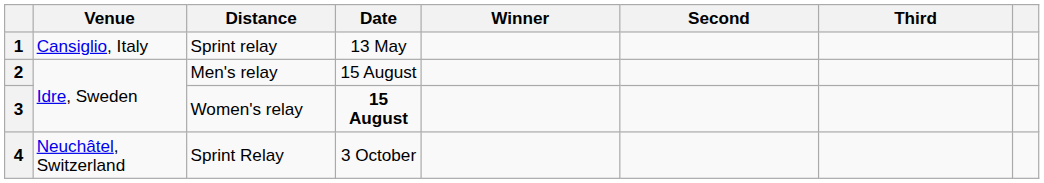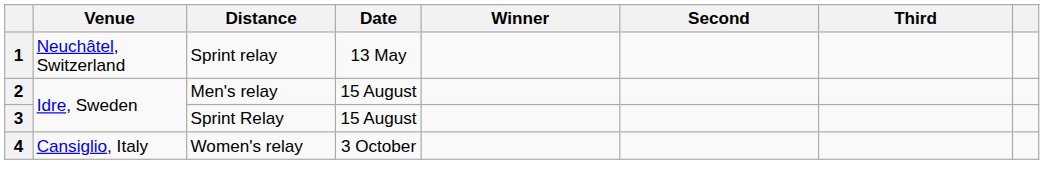(92, 46) Cansiglio, Italy -> (81, 55) Neuchâtel, Switzerland
(247, 109) Women's relay -> (237, 119) Sprint Relay
(378, 109) bold -> (378, 119) normal
(81, 155) Neuchâtel, Switzerland -> (92, 146) Cansiglio, Italy
(237, 155) Sprint Relay -> (247, 146) Women's relay
